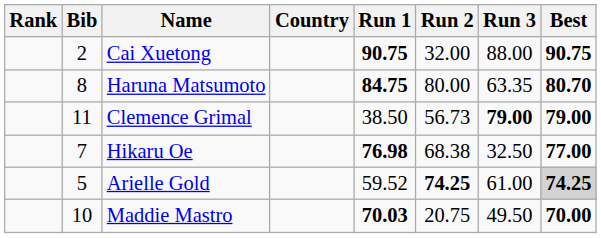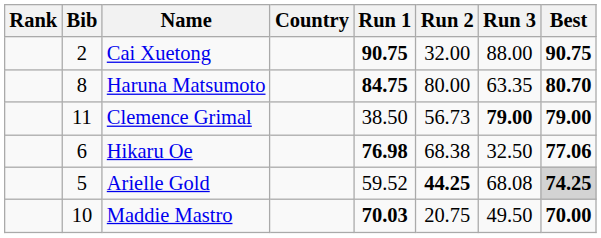(82, 150) 7 -> (82, 150) 6
(569, 150) 77.00 -> (569, 150) 77.06
(447, 183) 74.25 -> (447, 183) 44.25
(510, 183) 61.00 -> (510, 183) 68.08
